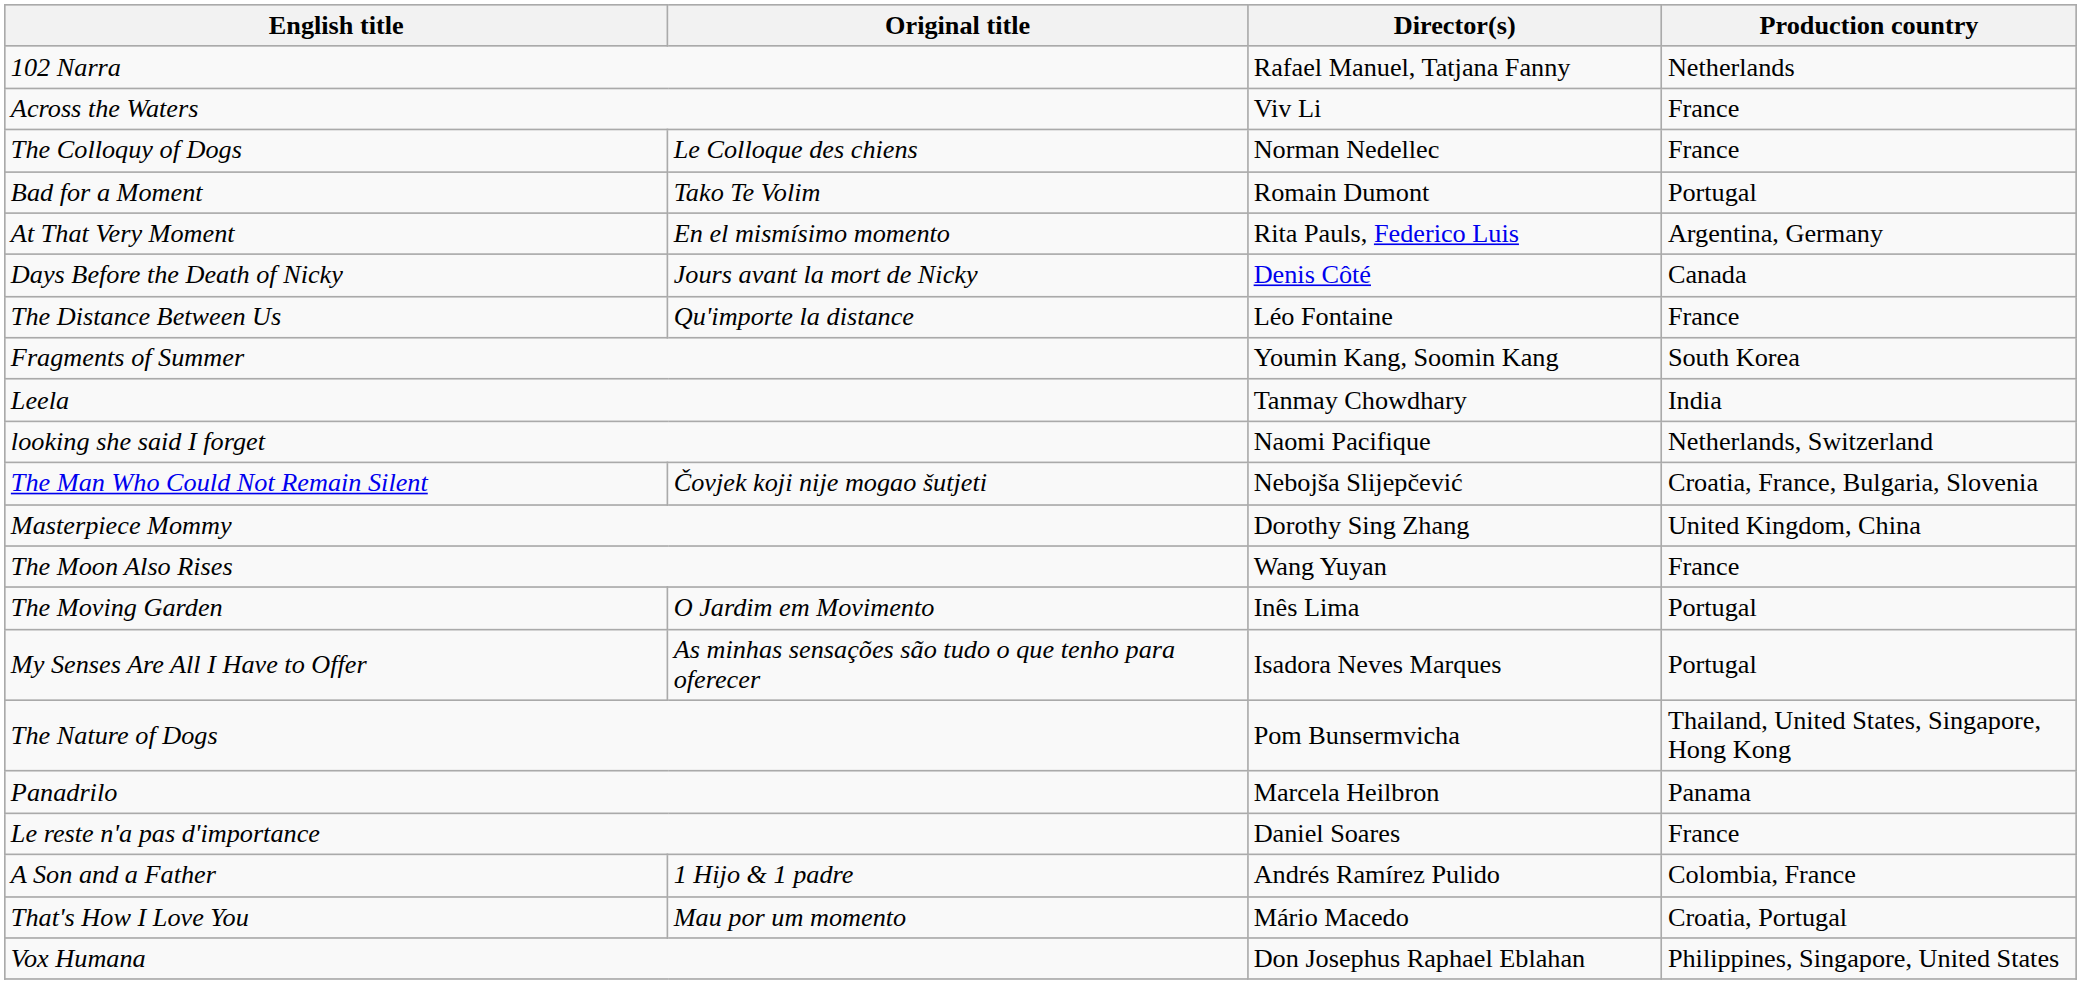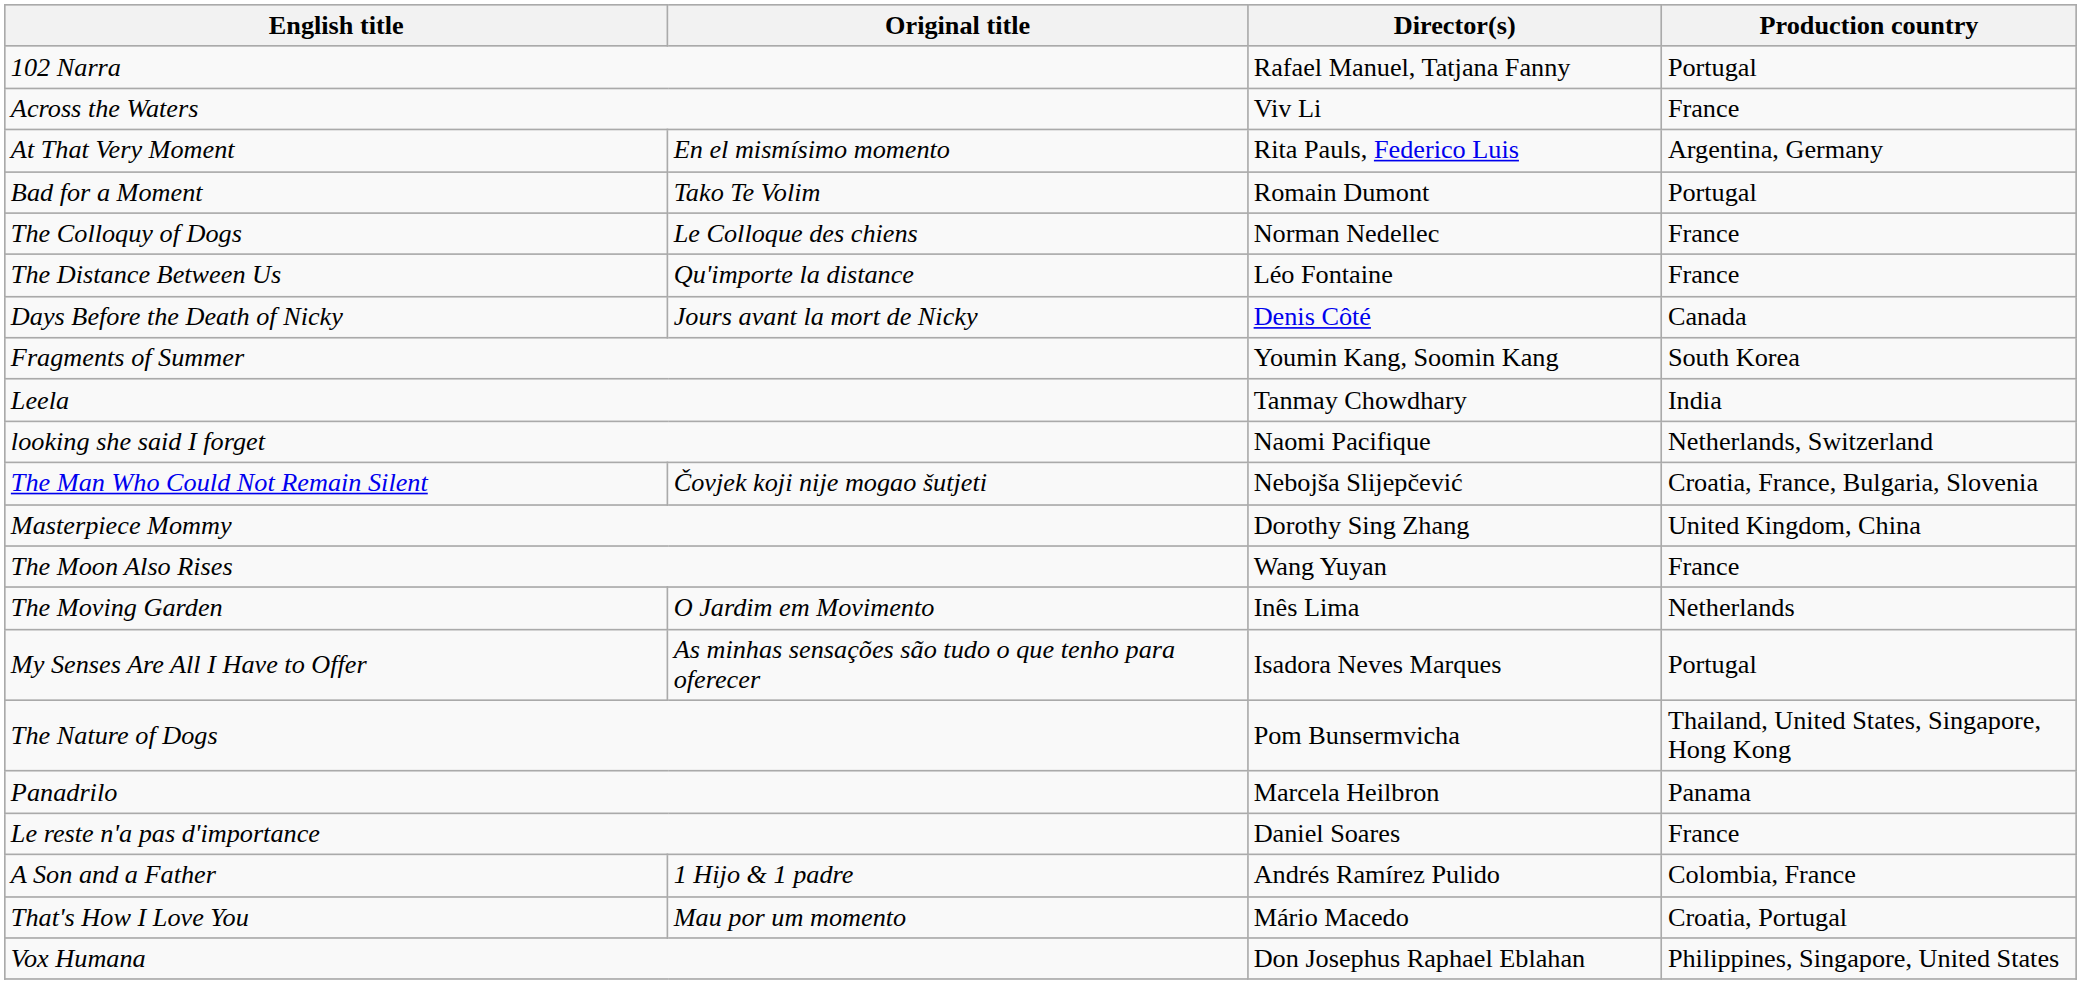(1731, 66) Netherlands -> (1712, 66) Portugal
rows swapped: (123, 233) <-> (126, 150)
rows swapped: (177, 274) <-> (146, 316)
(1712, 607) Portugal -> (1731, 607) Netherlands
